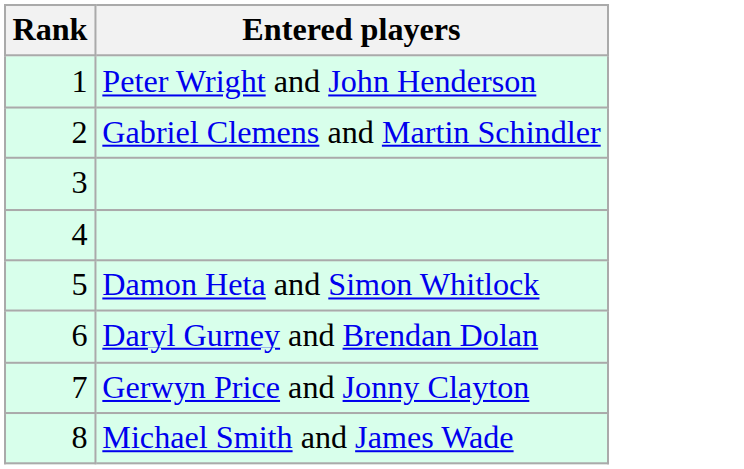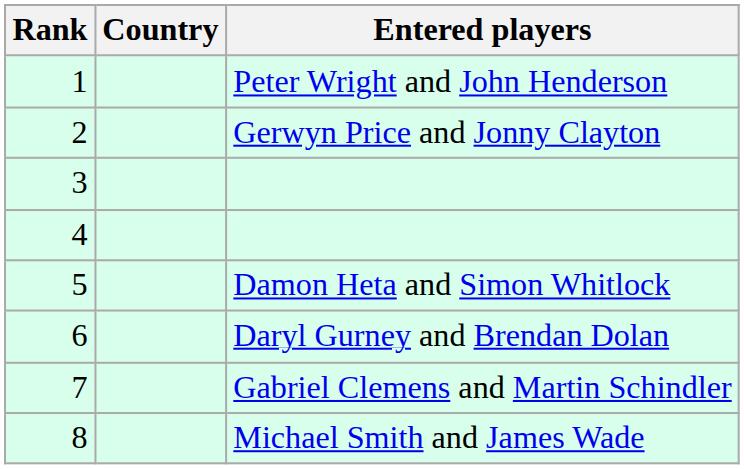+ column: (160, 30)
(352, 132) Gabriel Clemens and Martin Schindler -> (447, 132) Gerwyn Price and Jonny Clayton
(316, 387) Gerwyn Price and Jonny Clayton -> (482, 387) Gabriel Clemens and Martin Schindler
